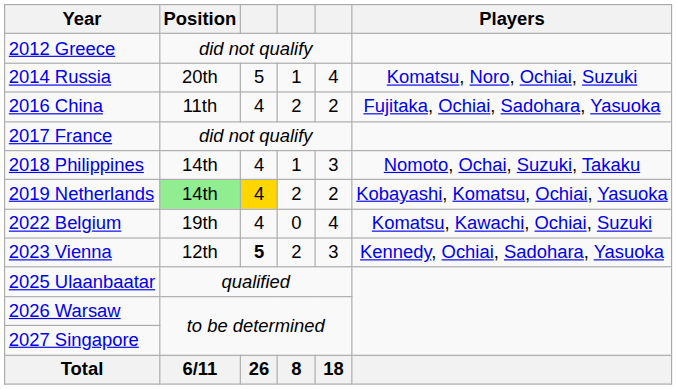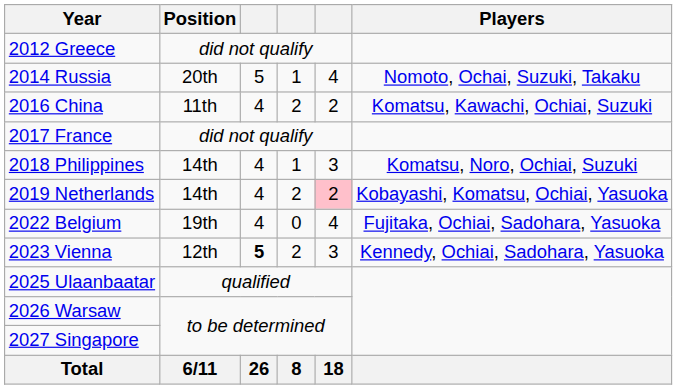(512, 77) Komatsu, Noro, Ochiai, Suzuki -> (512, 77) Nomoto, Ochai, Suzuki, Takaku
(512, 106) Fujitaka, Ochiai, Sadohara, Yasuoka -> (512, 106) Komatsu, Kawachi, Ochiai, Suzuki
(512, 164) Nomoto, Ochai, Suzuki, Takaku -> (512, 164) Komatsu, Noro, Ochiai, Suzuki
(200, 194) lightgreen background -> (200, 194) no background
(259, 194) gold background -> (259, 194) no background
(333, 194) no background -> (333, 194) pink background
(512, 223) Komatsu, Kawachi, Ochiai, Suzuki -> (512, 223) Fujitaka, Ochiai, Sadohara, Yasuoka
